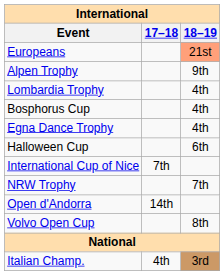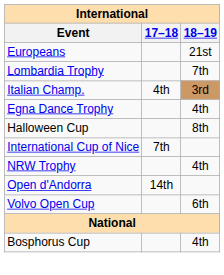(200, 52) lightsalmon background -> (200, 52) no background
- row: (42, 71)
(200, 90) 4th -> (200, 71) 7th
rows swapped: (49, 109) <-> (46, 261)
(200, 147) 6th -> (200, 128) 8th
(200, 185) 7th -> (200, 166) 4th
(200, 223) 8th -> (200, 204) 6th
